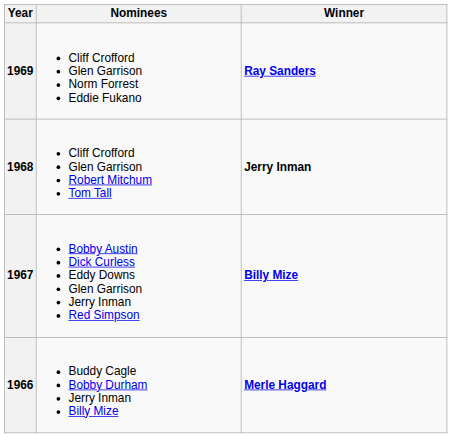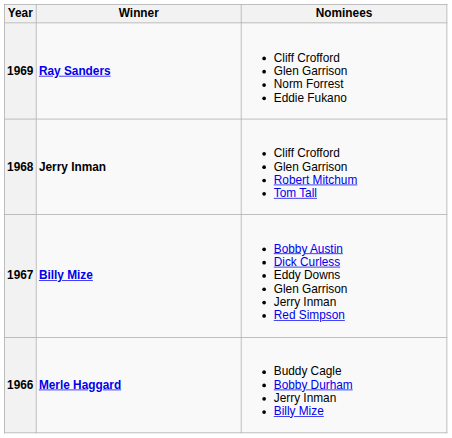columns swapped: (344, 13) <-> (139, 13)
